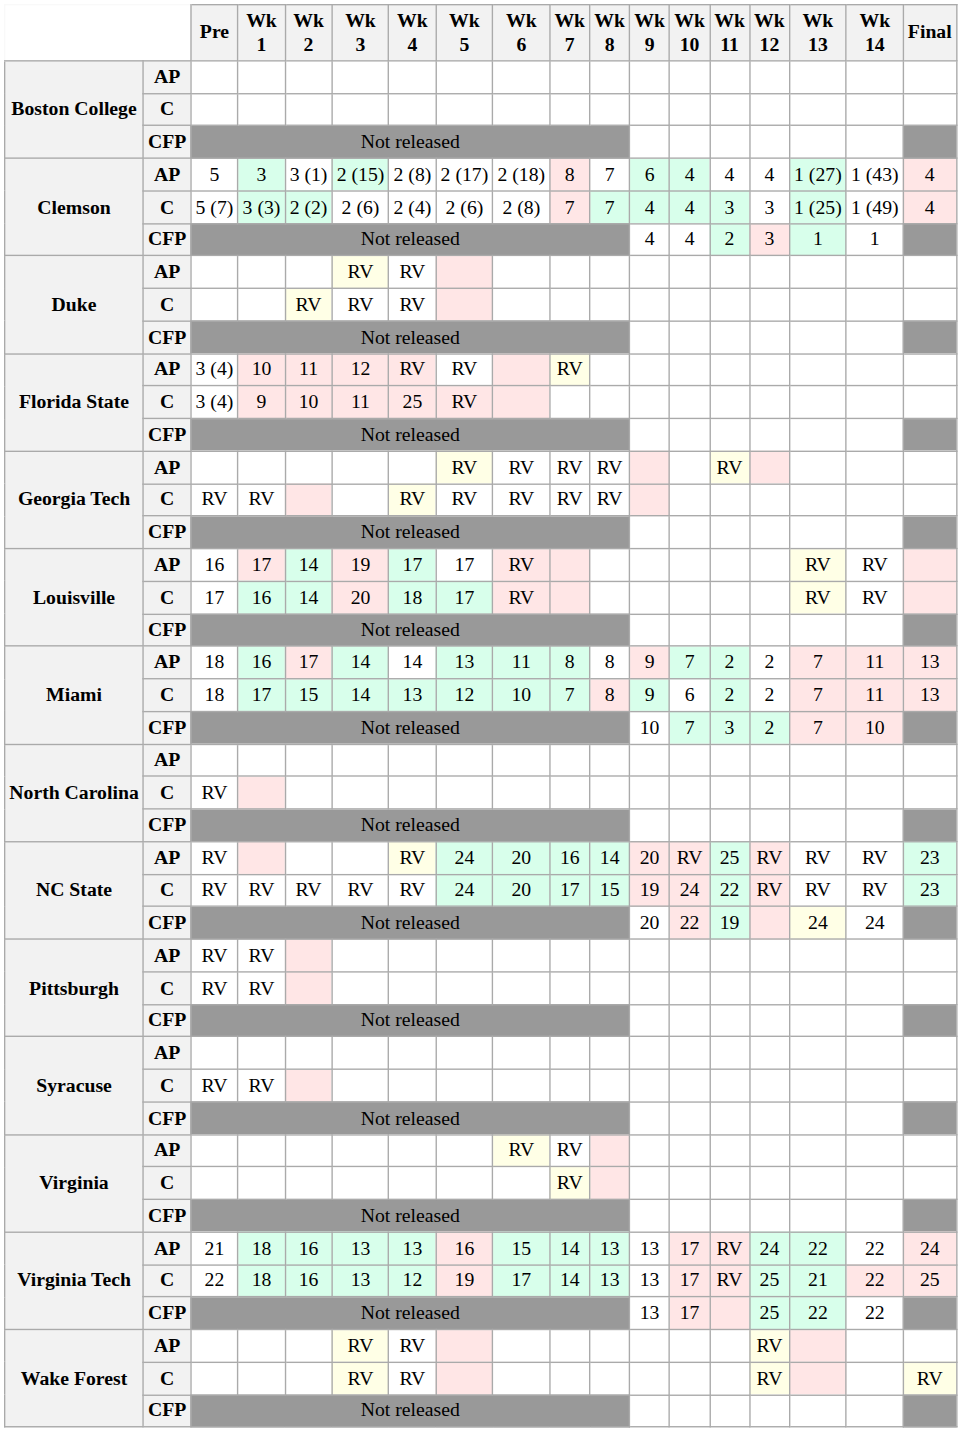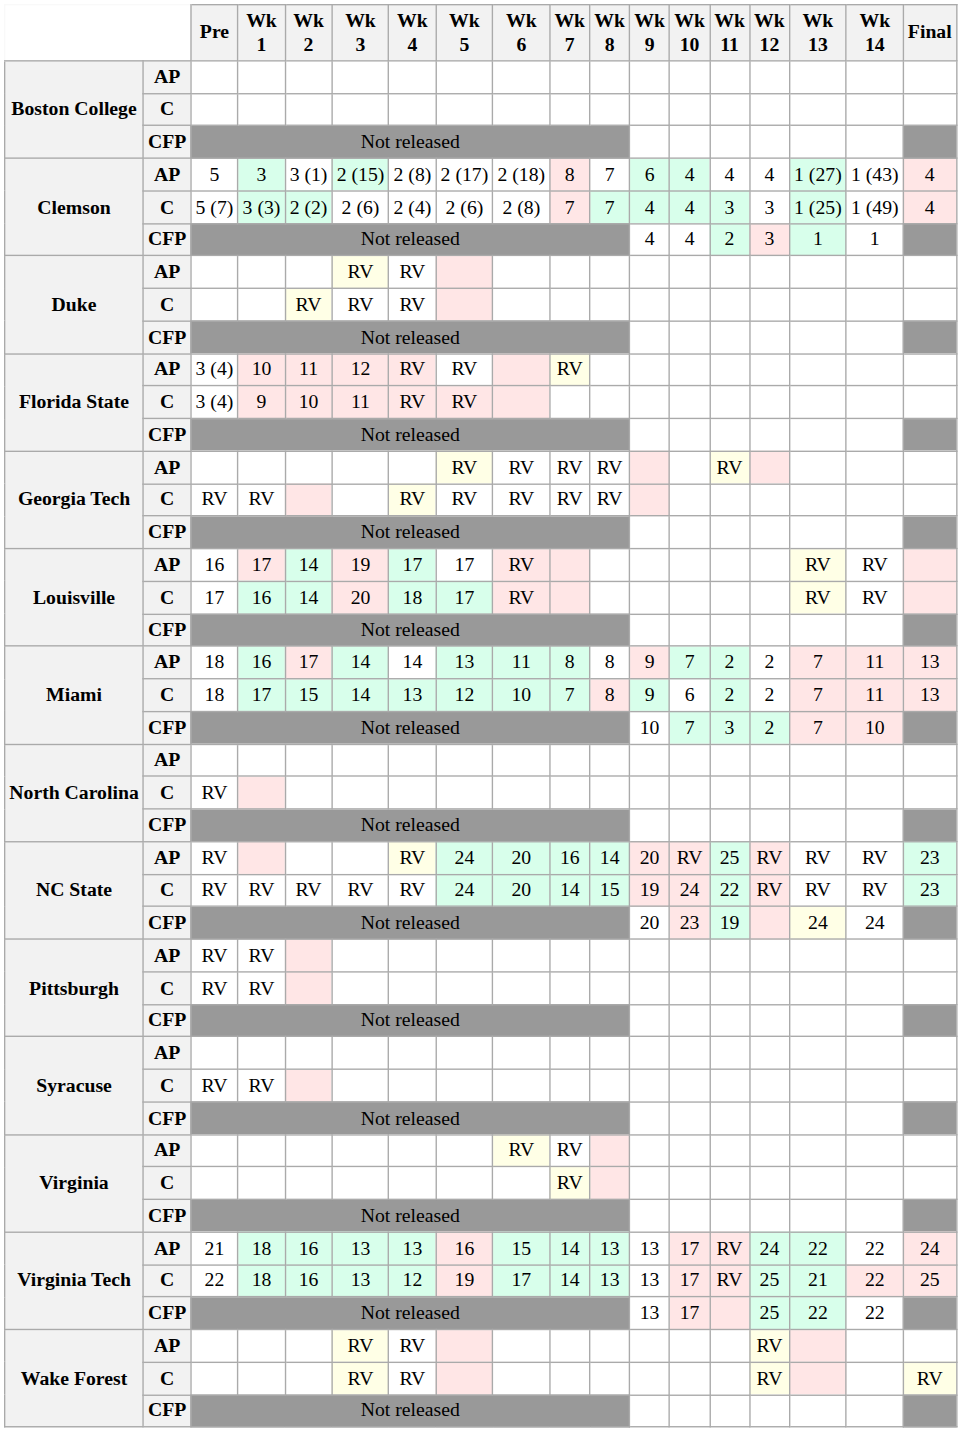(412, 402) 25 -> (412, 402) RV
(570, 890) 17 -> (570, 890) 14
(690, 922) 22 -> (690, 922) 23
